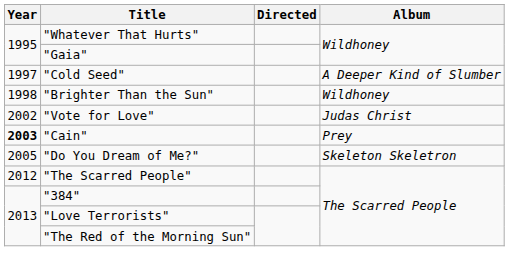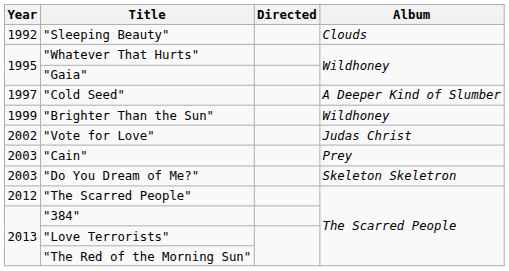+ row: (106, 35)
(22, 95) 1998 -> (22, 115) 1999
(22, 135) bold -> (22, 155) normal
(22, 155) 2005 -> (22, 176) 2003
